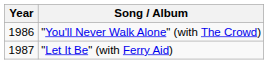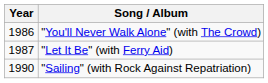+ row: (146, 68)
